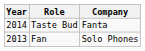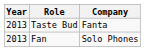(17, 25) 2014 -> (17, 25) 2013
